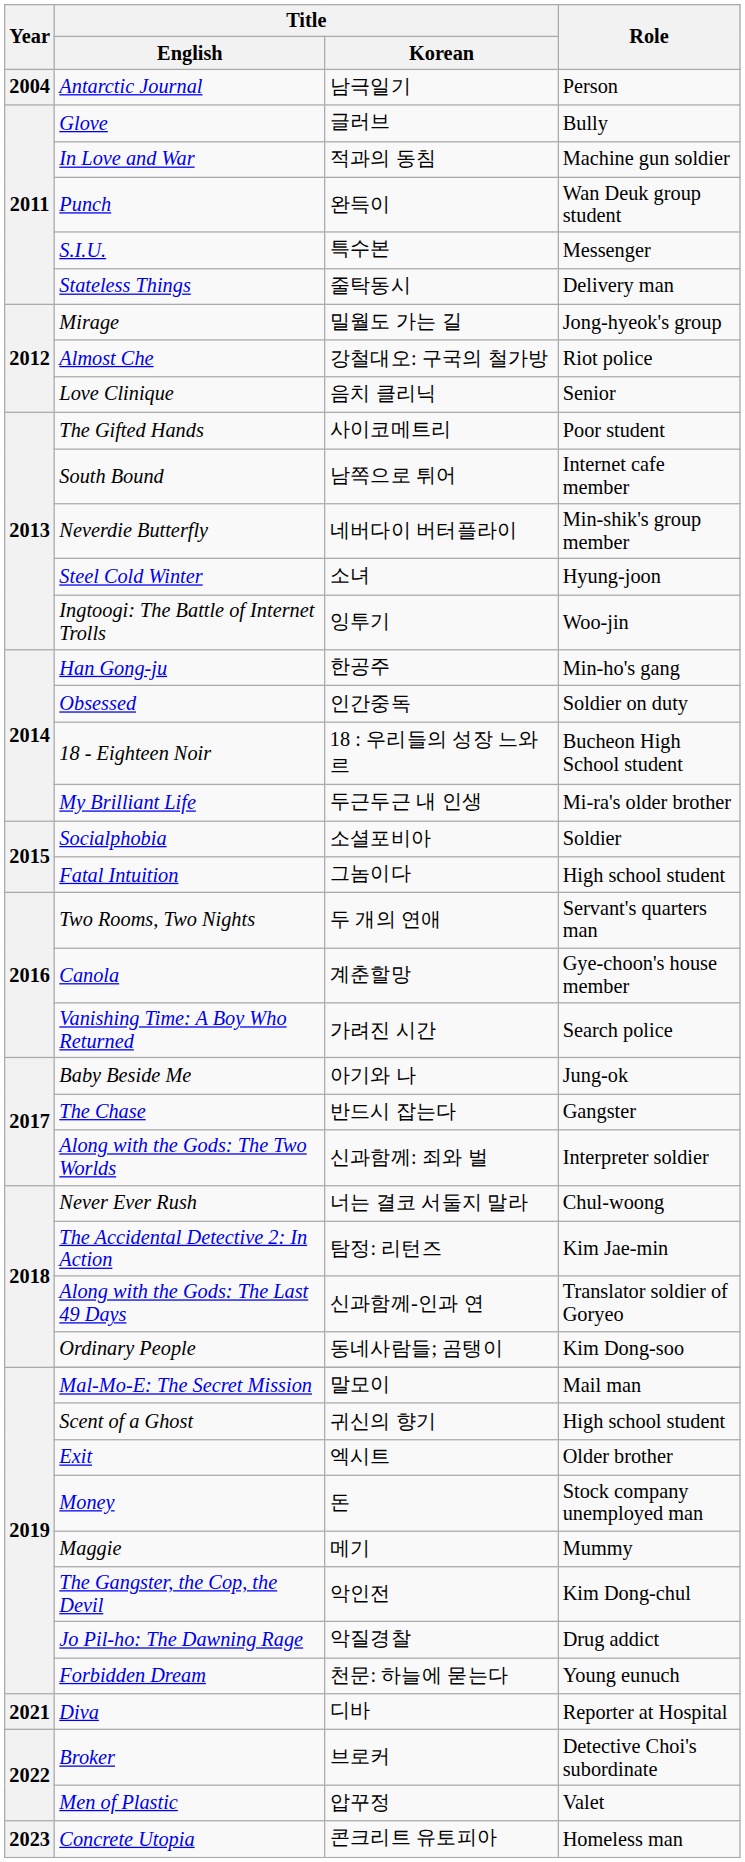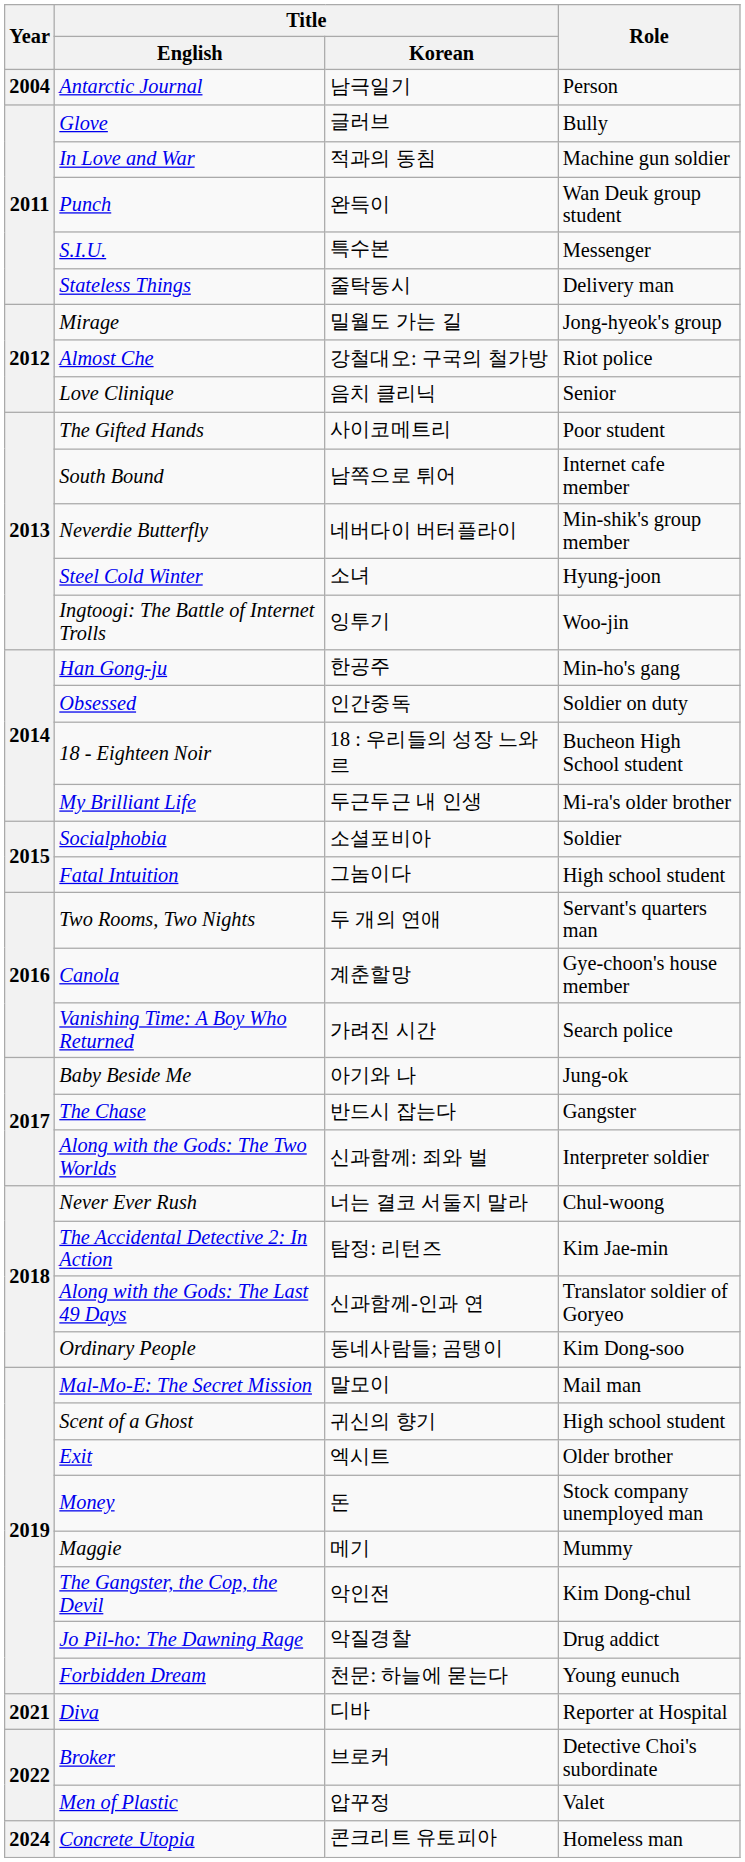(30, 1838) 2023 -> (30, 1838) 2024
